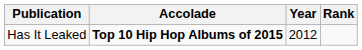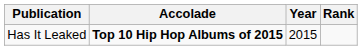(303, 34) 2012 -> (303, 34) 2015
